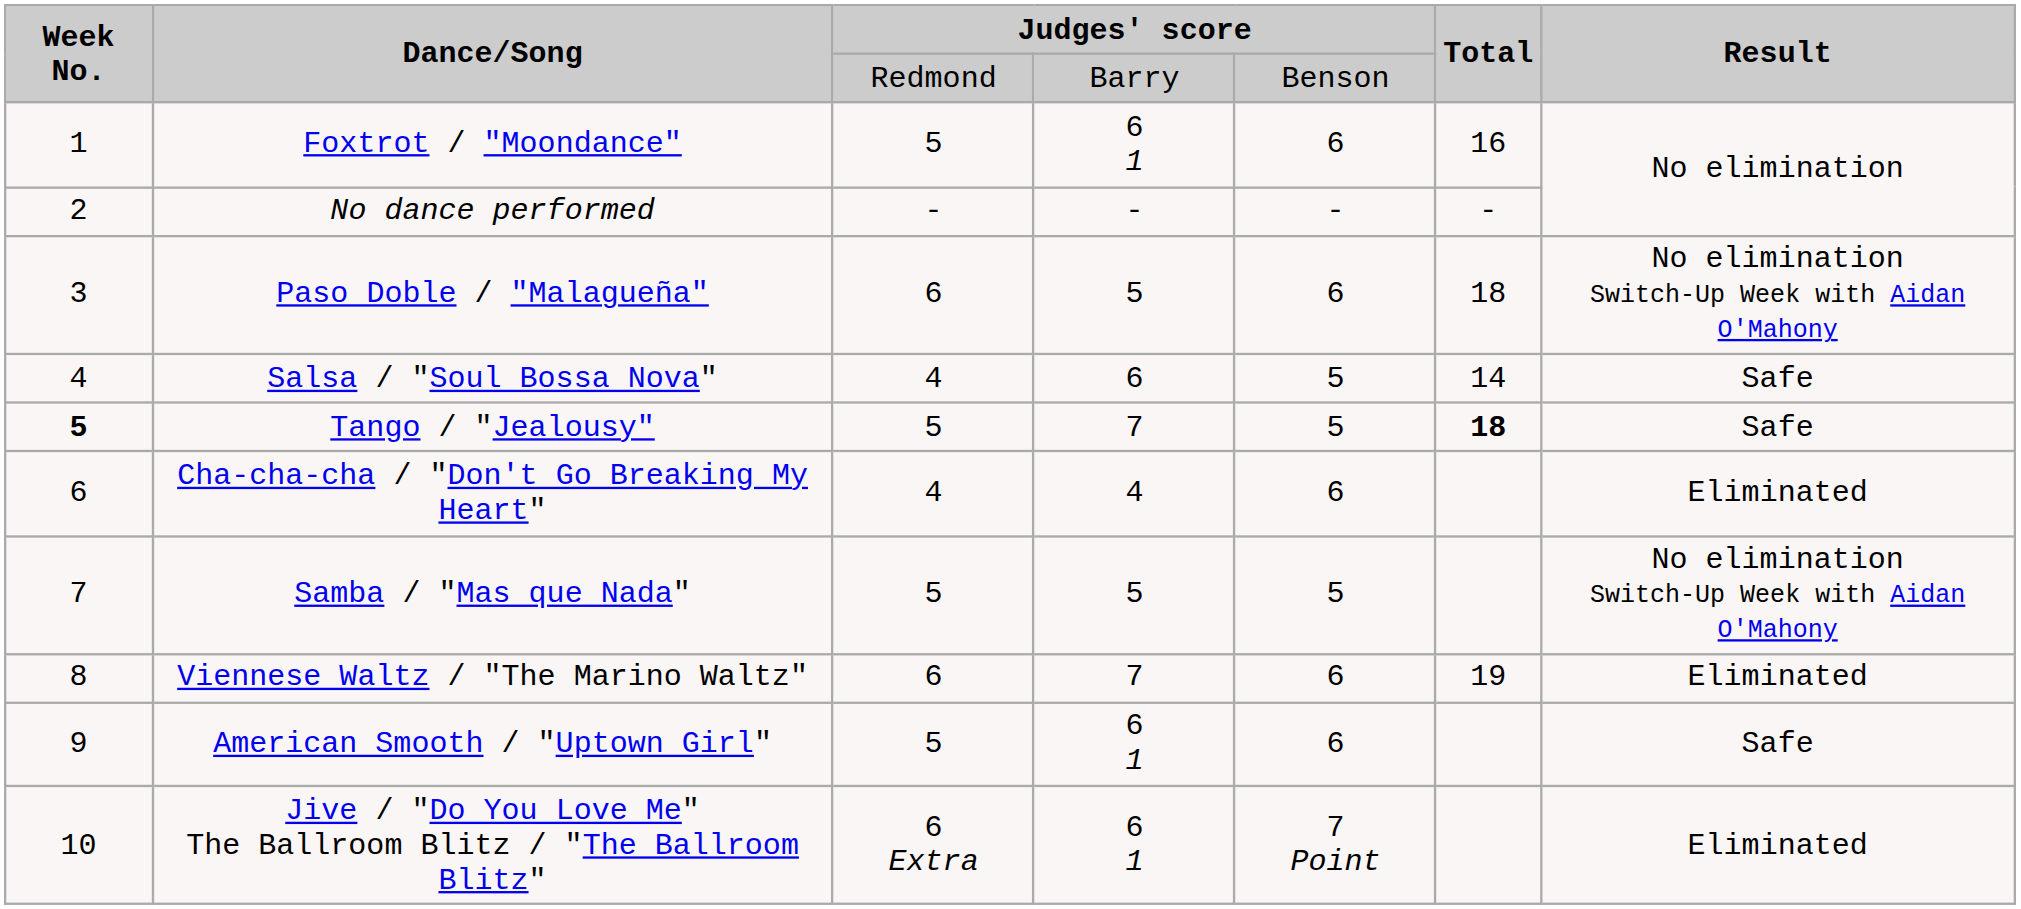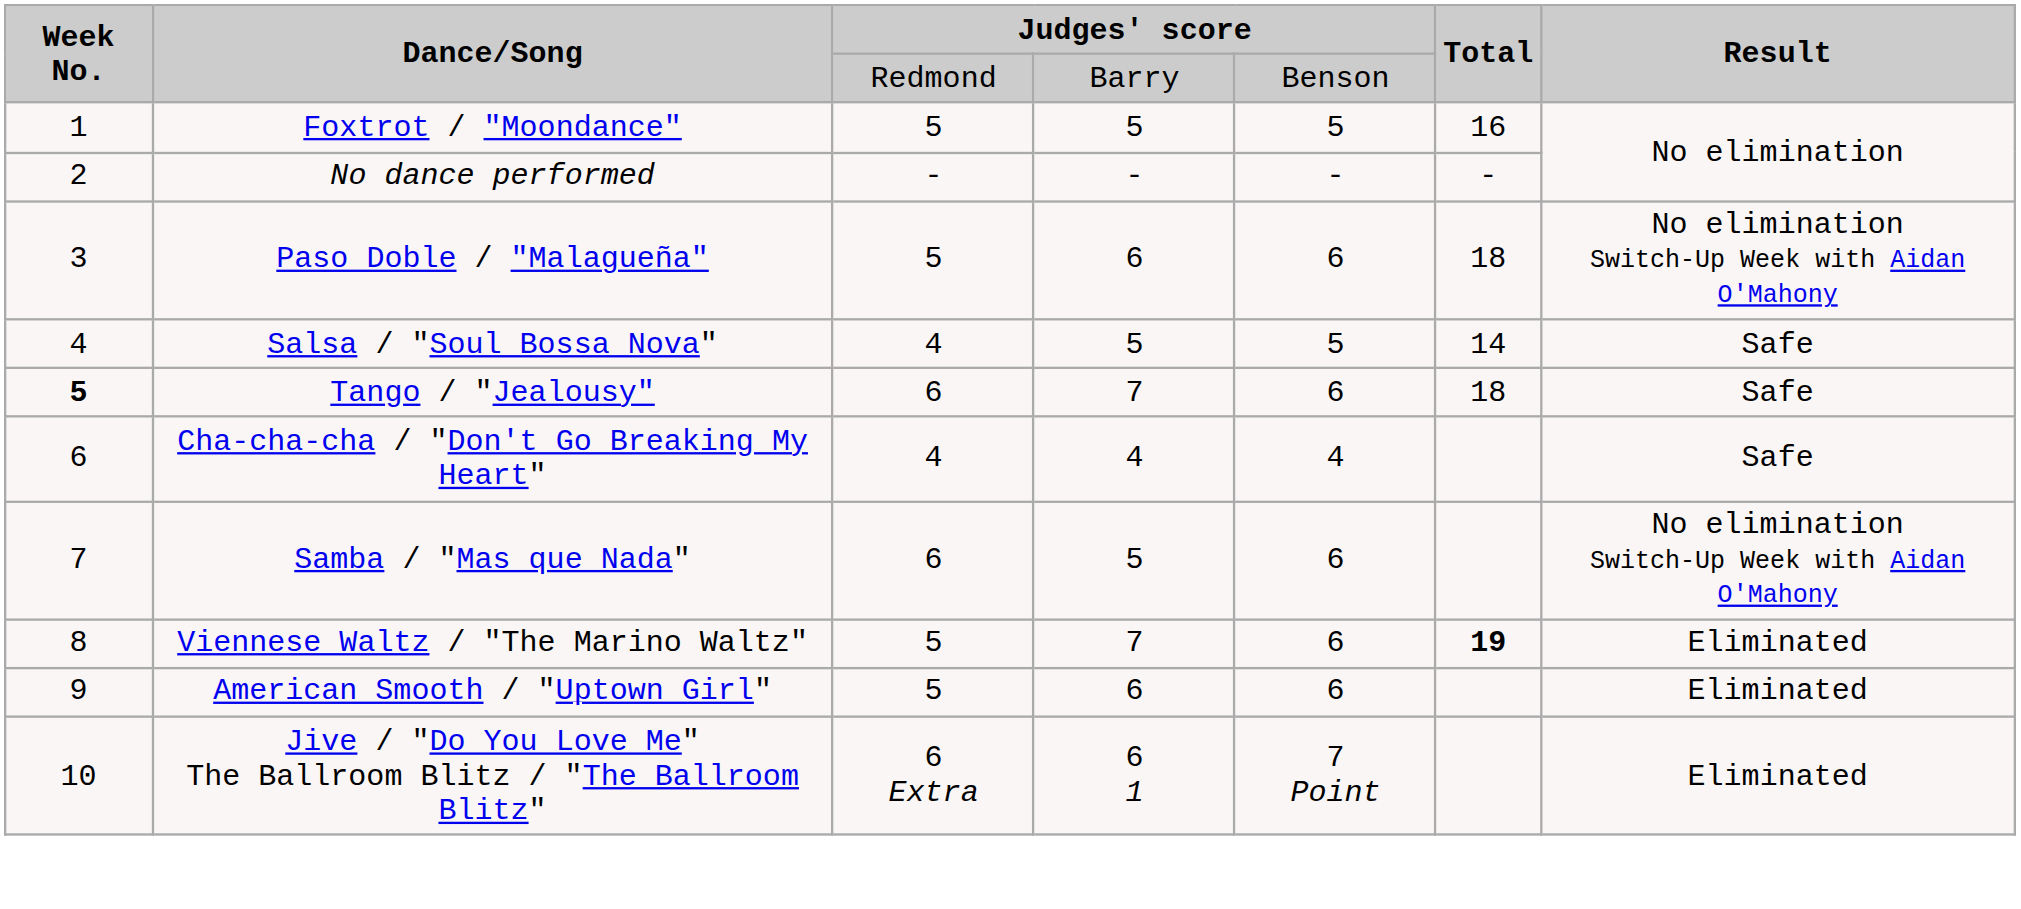(1135, 145) 6 1 -> (1135, 128) 5
(1336, 145) 6 -> (1336, 128) 5
(934, 295) 6 -> (934, 260) 5
(1135, 295) 5 -> (1135, 260) 6
(1135, 378) 6 -> (1135, 344) 5
(934, 427) 5 -> (934, 393) 6
(1336, 427) 5 -> (1336, 393) 6
(1488, 427) bold -> (1488, 393) normal
(1336, 494) 6 -> (1336, 459) 4
(1778, 494) Eliminated -> (1778, 459) Safe
(934, 594) 5 -> (934, 560) 6
(1336, 594) 5 -> (1336, 560) 6
(934, 678) 6 -> (934, 643) 5
(1488, 678) normal -> (1488, 643) bold
(1135, 744) 6 1 -> (1135, 692) 6
(1778, 744) Safe -> (1778, 692) Eliminated
